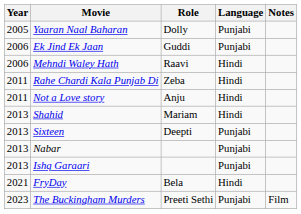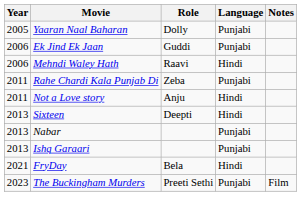(230, 81) Hindi -> (234, 81) Punjabi
- row: (48, 115)
(234, 132) Punjabi -> (230, 115) Hindi
